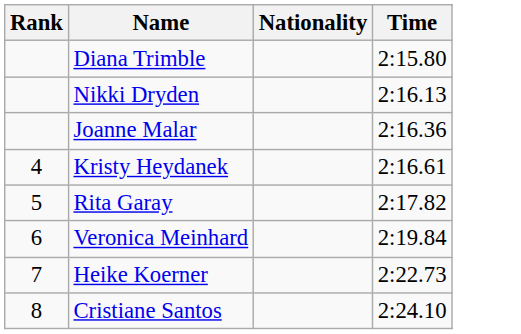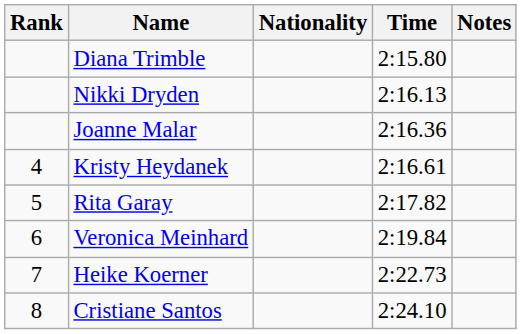+ column: (484, 22)
